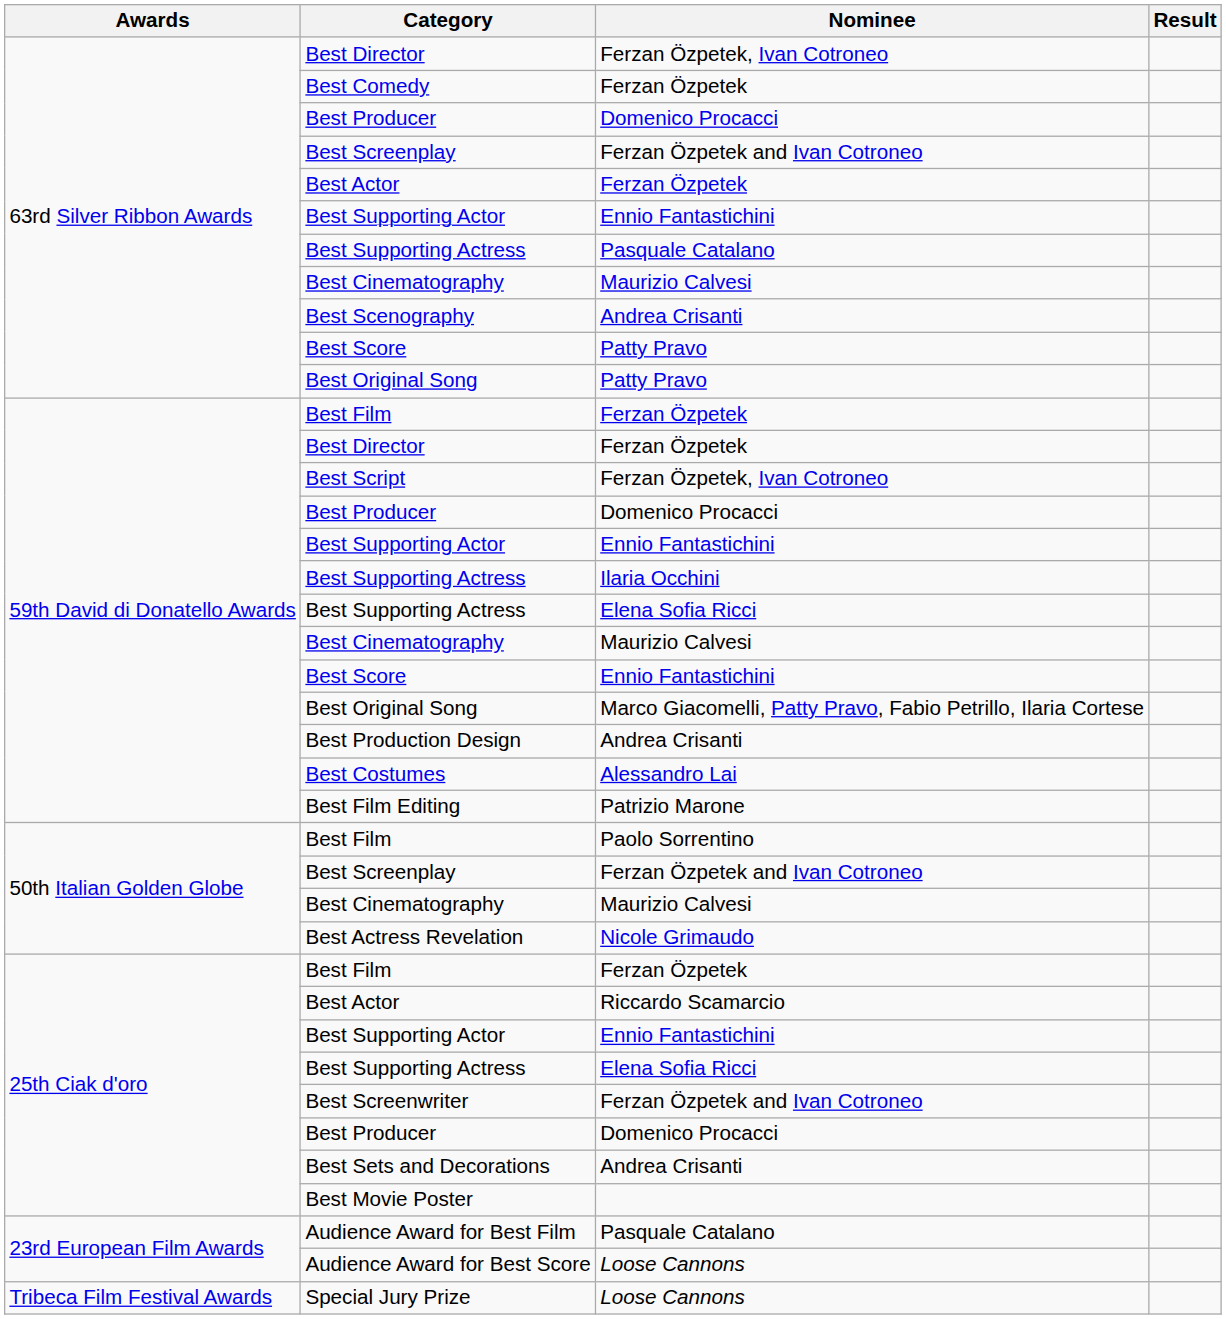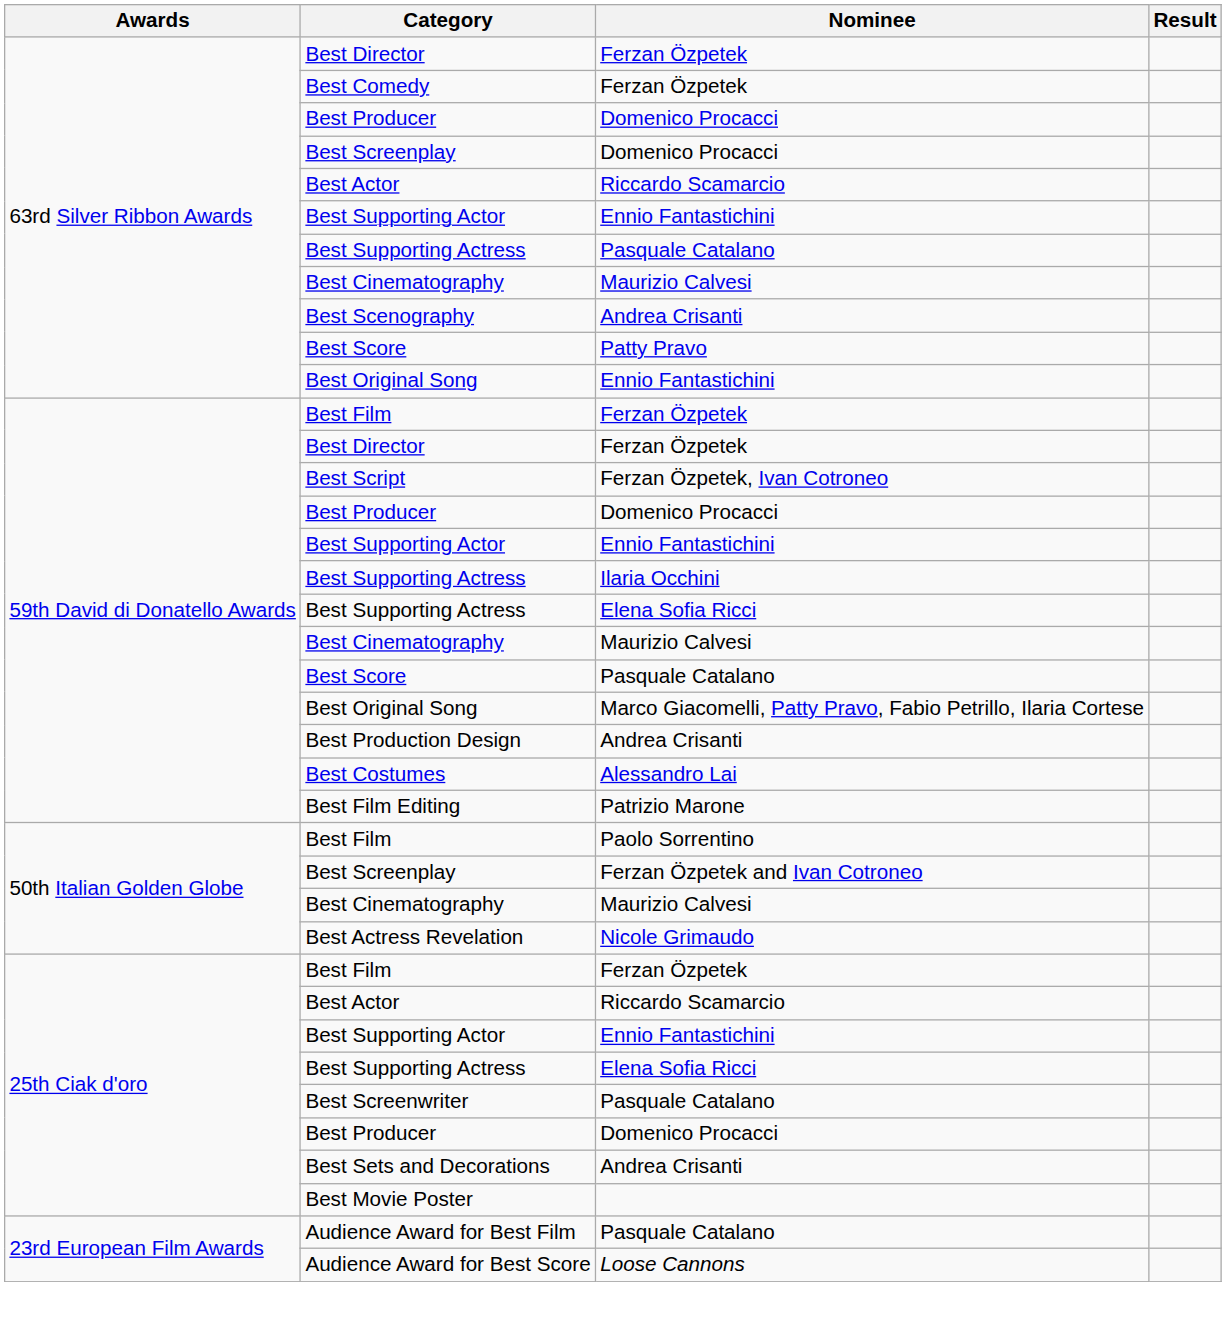(744, 53) Ferzan Özpetek, Ivan Cotroneo -> (674, 53) Ferzan Özpetek
(761, 151) Ferzan Özpetek and Ivan Cotroneo -> (689, 151) Domenico Procacci
(674, 184) Ferzan Özpetek -> (693, 184) Riccardo Scamarcio
(654, 380) Patty Pravo -> (687, 380) Ennio Fantastichini
(687, 675) Ennio Fantastichini -> (687, 675) Pasquale Catalano
(761, 1101) Ferzan Özpetek and Ivan Cotroneo -> (687, 1101) Pasquale Catalano
- row: (141, 1297)
